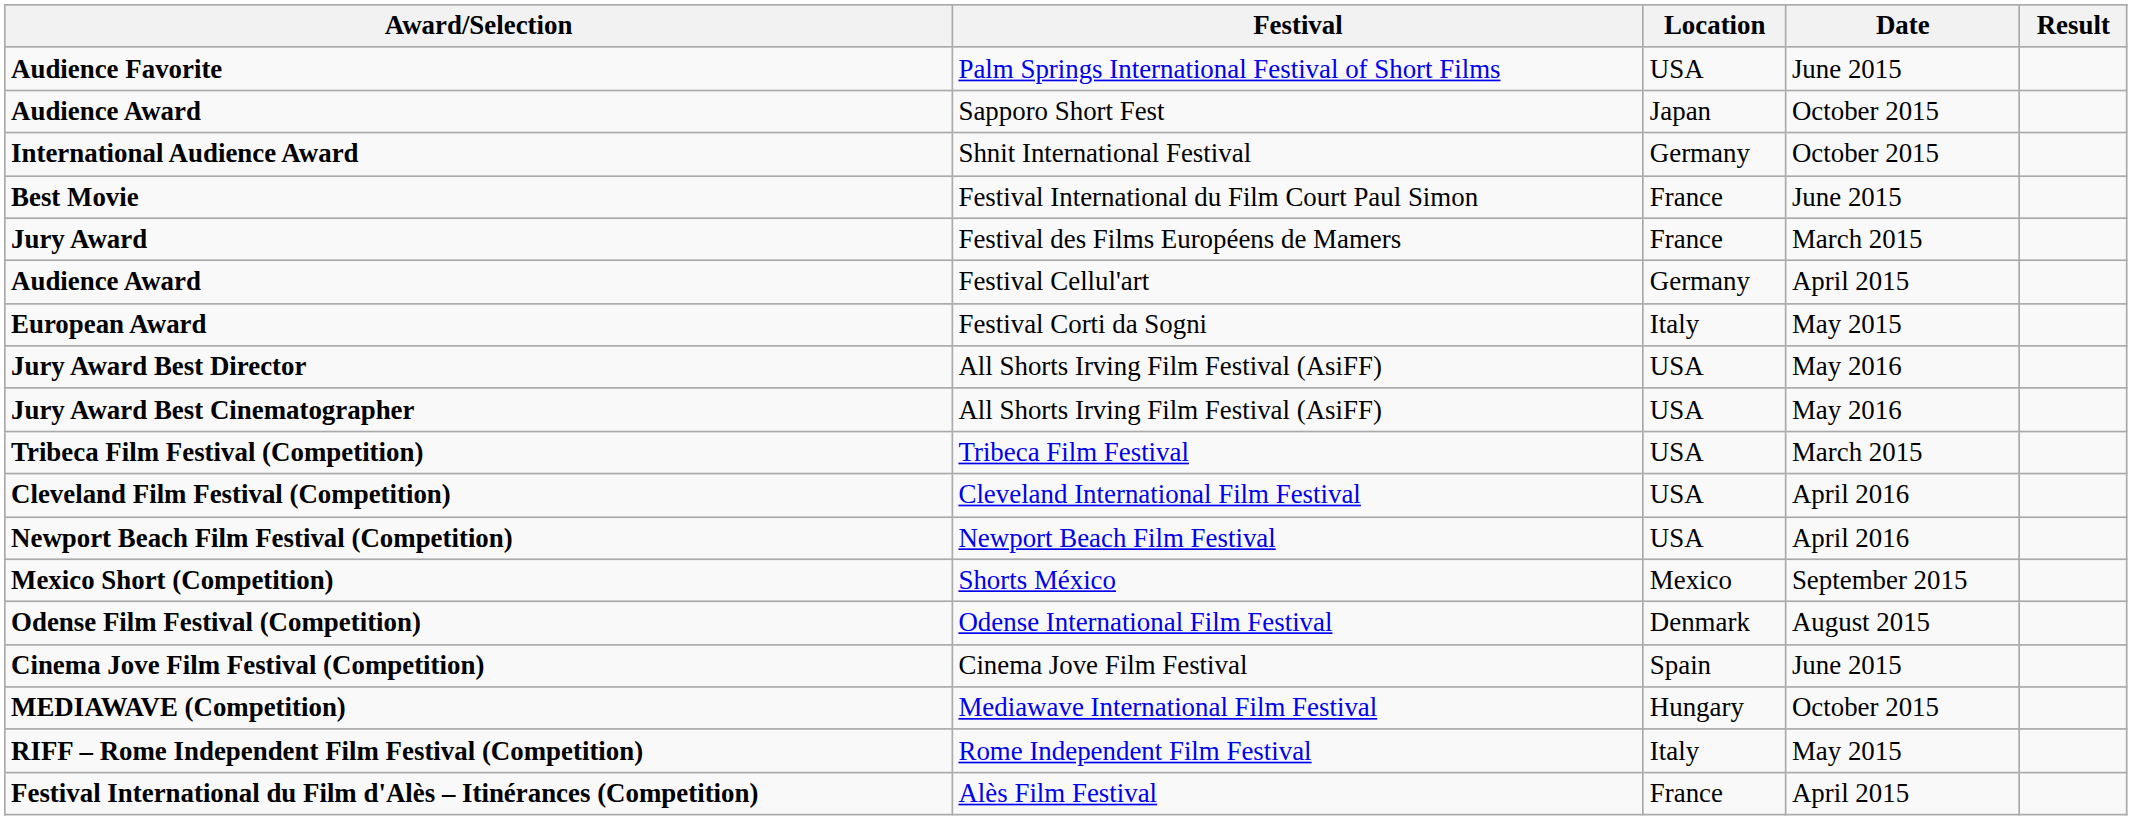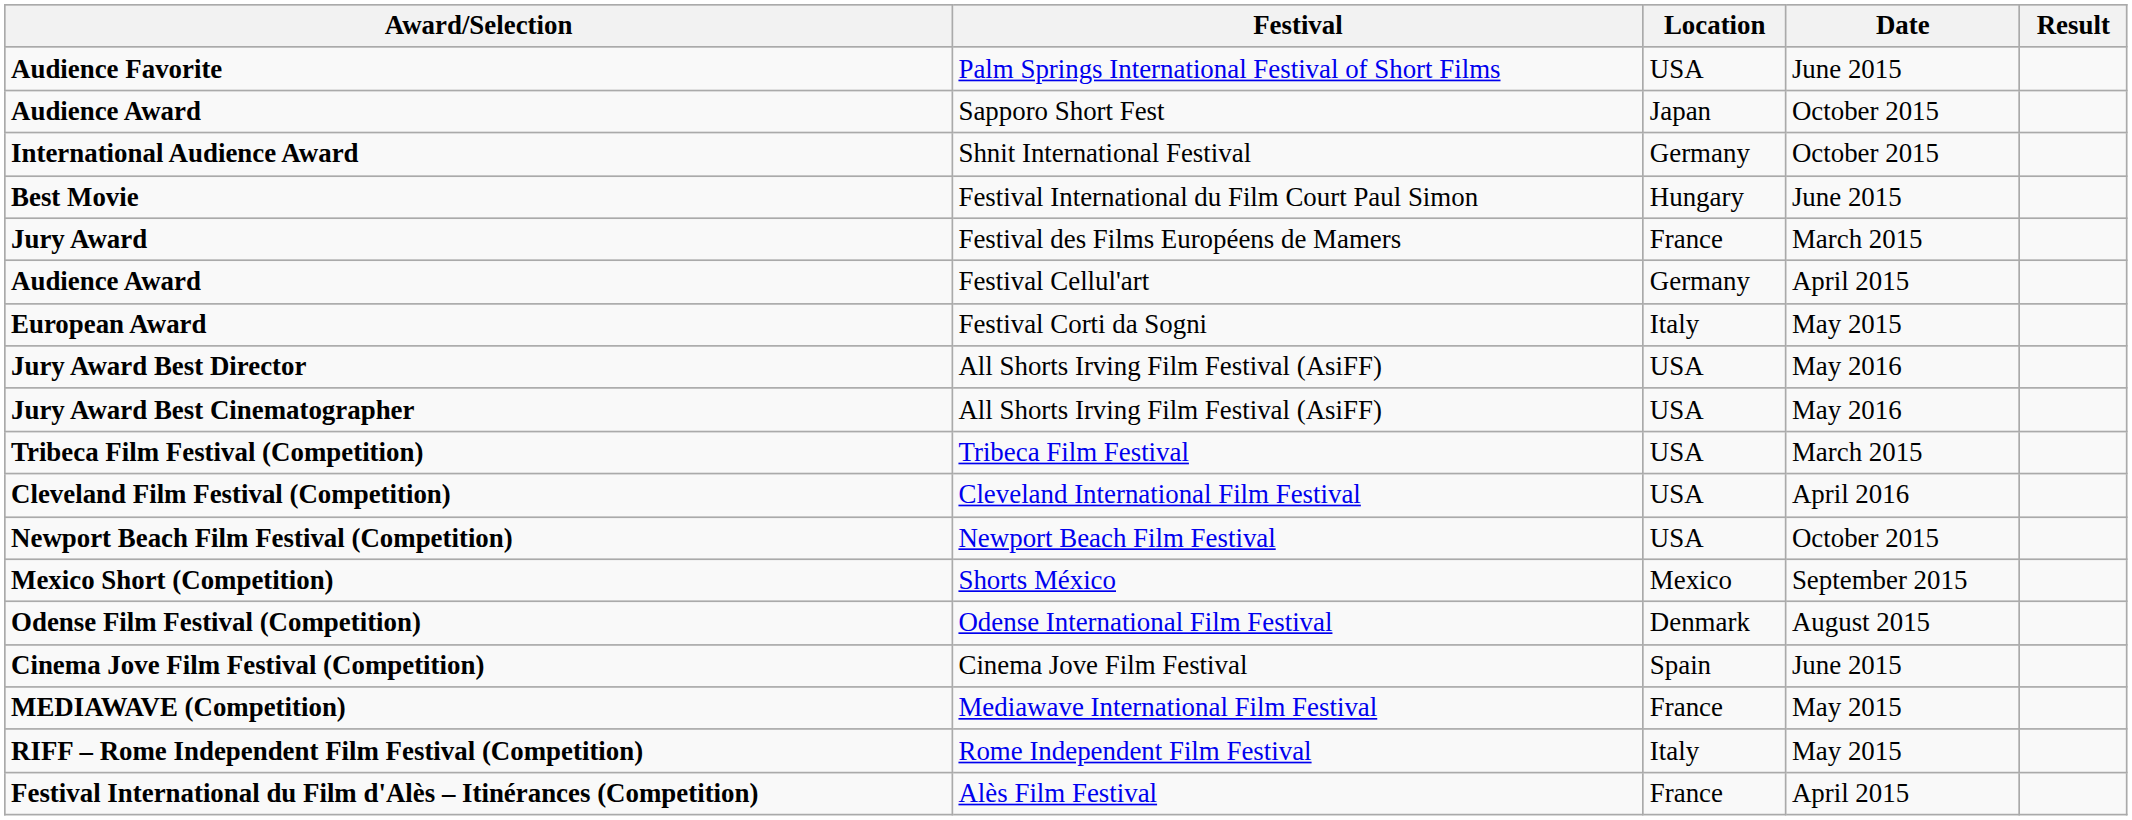(1686, 196) France -> (1697, 196) Hungary
(1851, 537) April 2016 -> (1865, 537) October 2015
(1697, 707) Hungary -> (1686, 707) France
(1865, 707) October 2015 -> (1847, 707) May 2015
